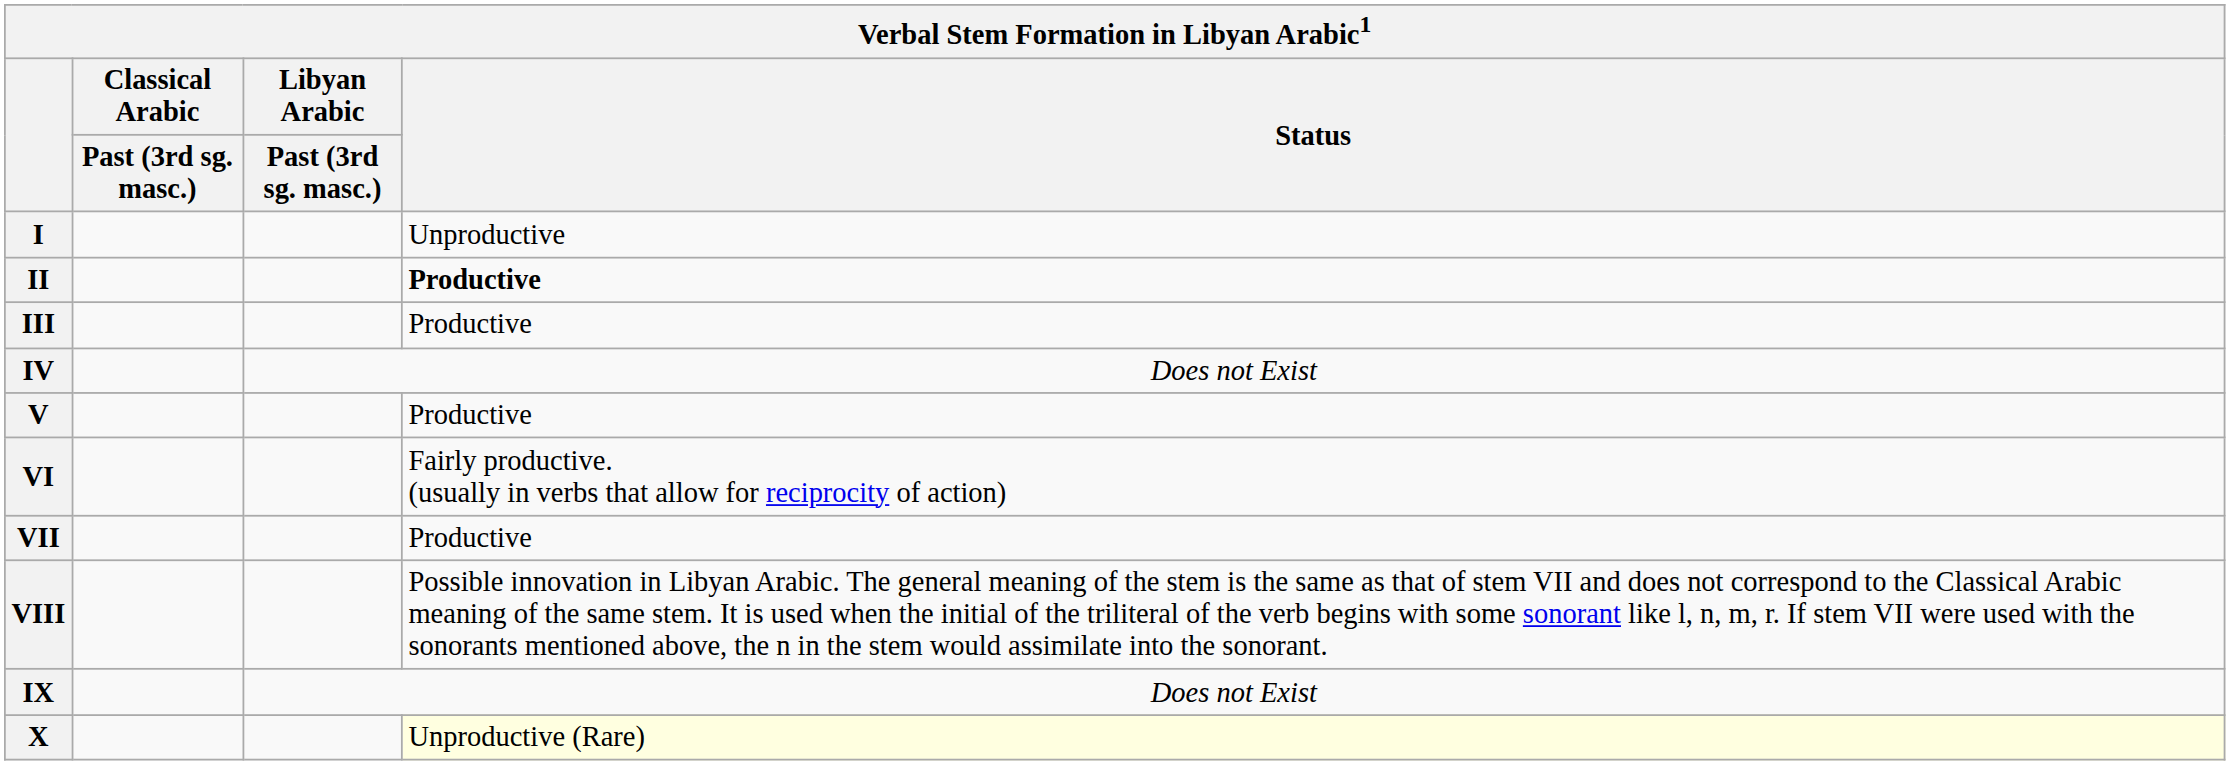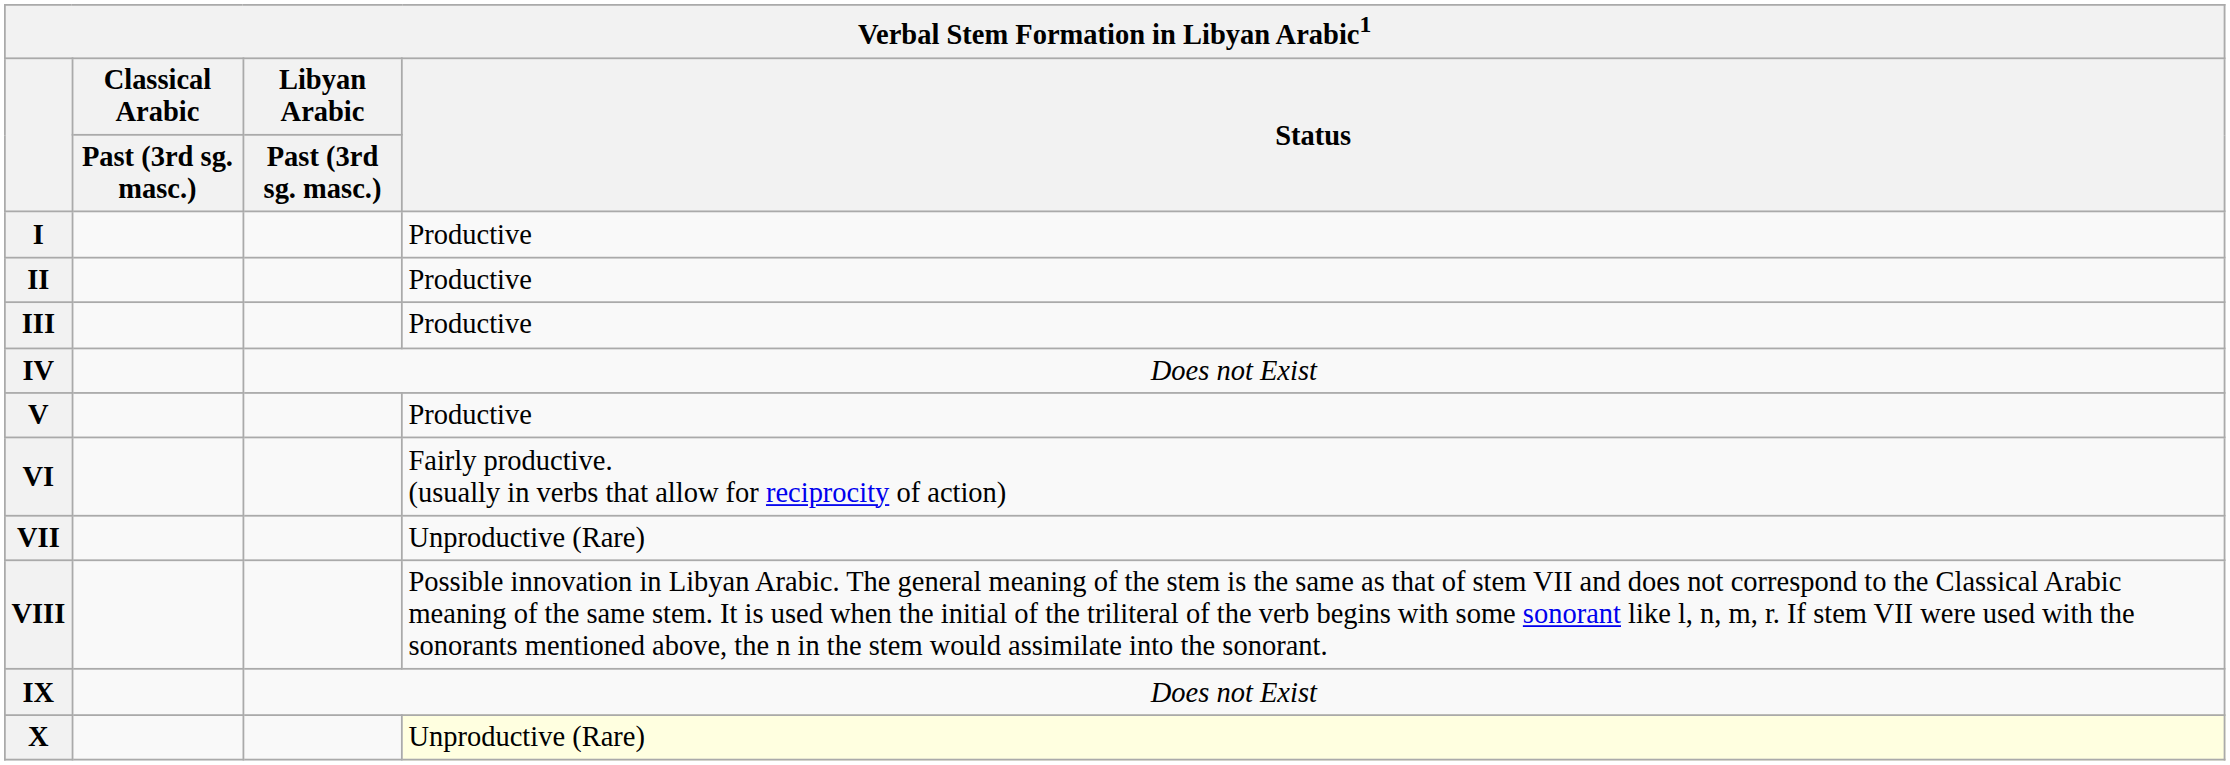(487, 234) Unproductive -> (470, 234) Productive
(475, 279) bold -> (470, 279) normal
(470, 537) Productive -> (527, 537) Unproductive (Rare)
